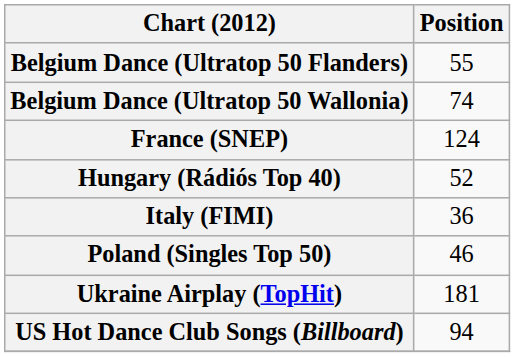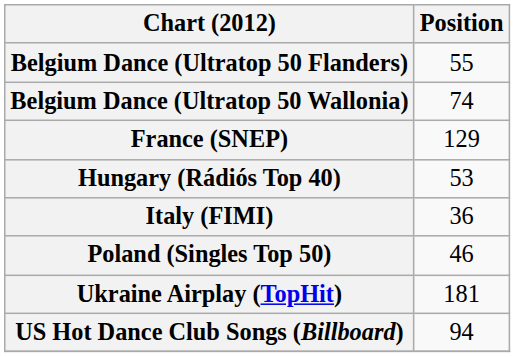(462, 139) 124 -> (462, 139) 129
(462, 178) 52 -> (462, 178) 53
